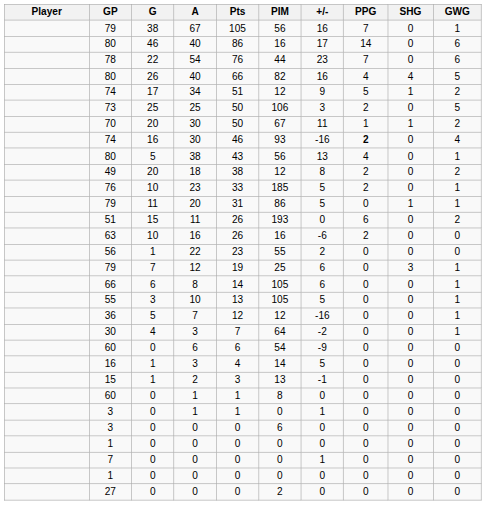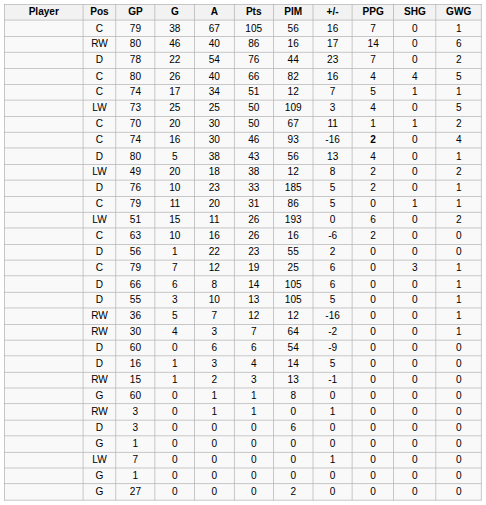+ column: (99, 12)
(457, 60) 6 -> (459, 60) 2
(322, 92) 9 -> (333, 92) 7
(457, 92) 2 -> (459, 92) 1
(280, 108) 106 -> (293, 108) 109
(366, 108) 2 -> (373, 108) 4
